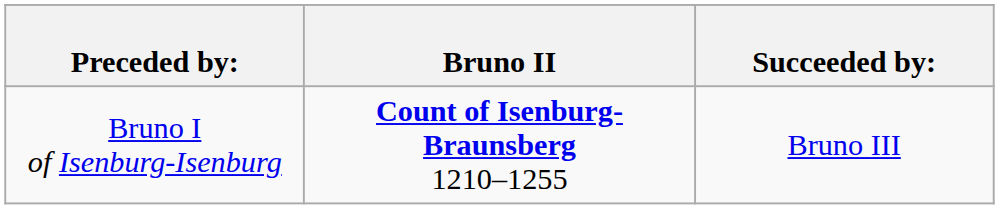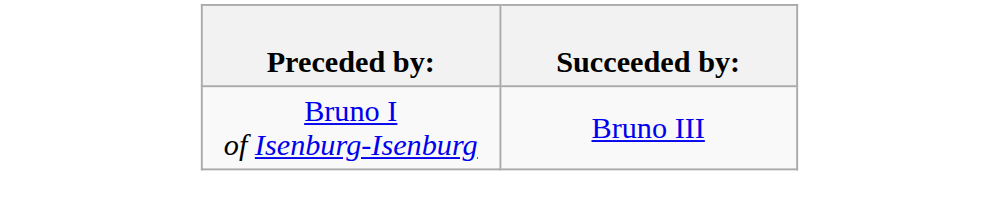- column: (499, 62)
